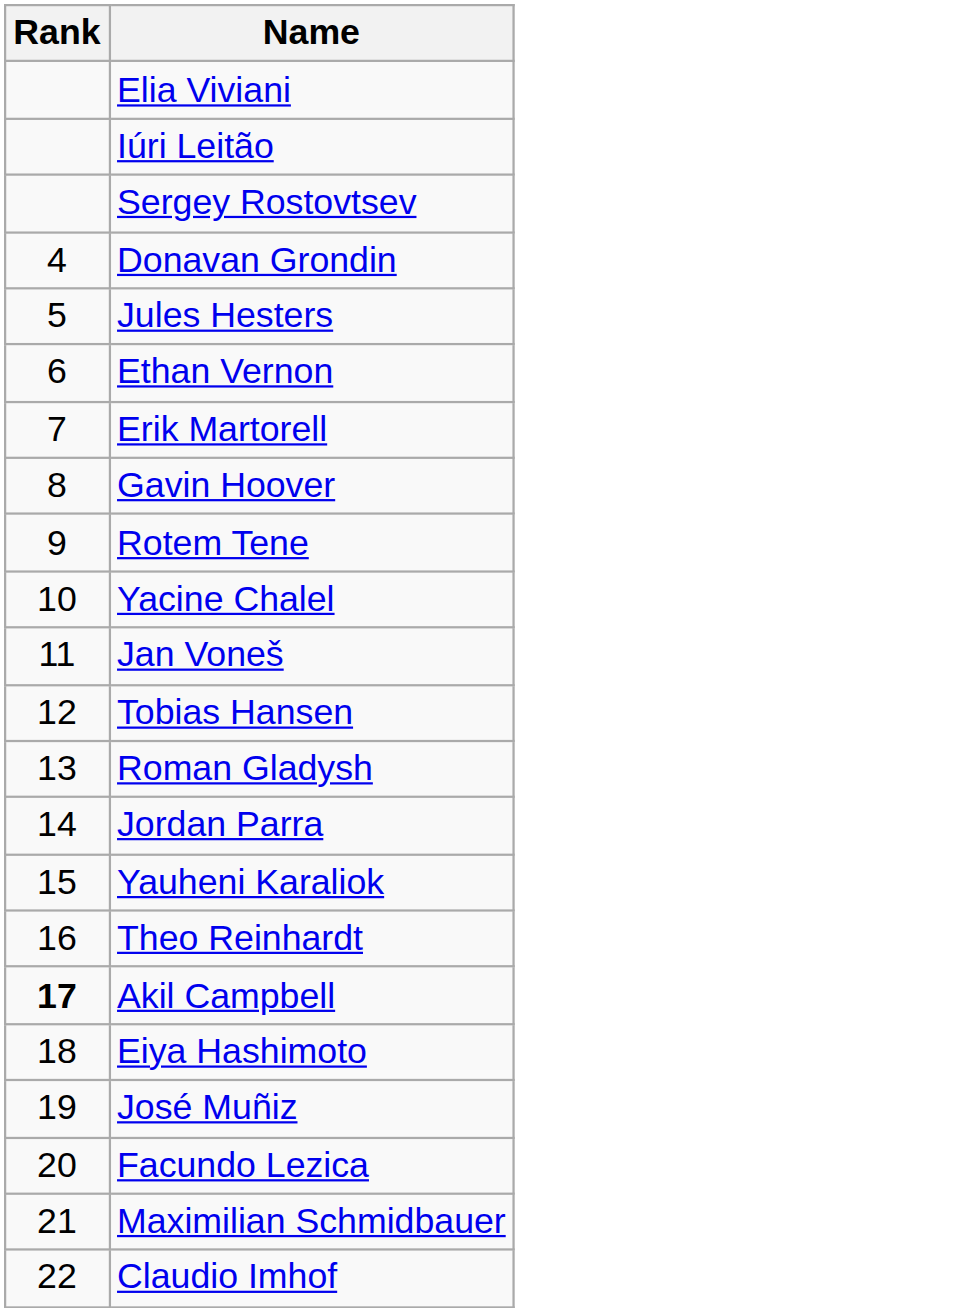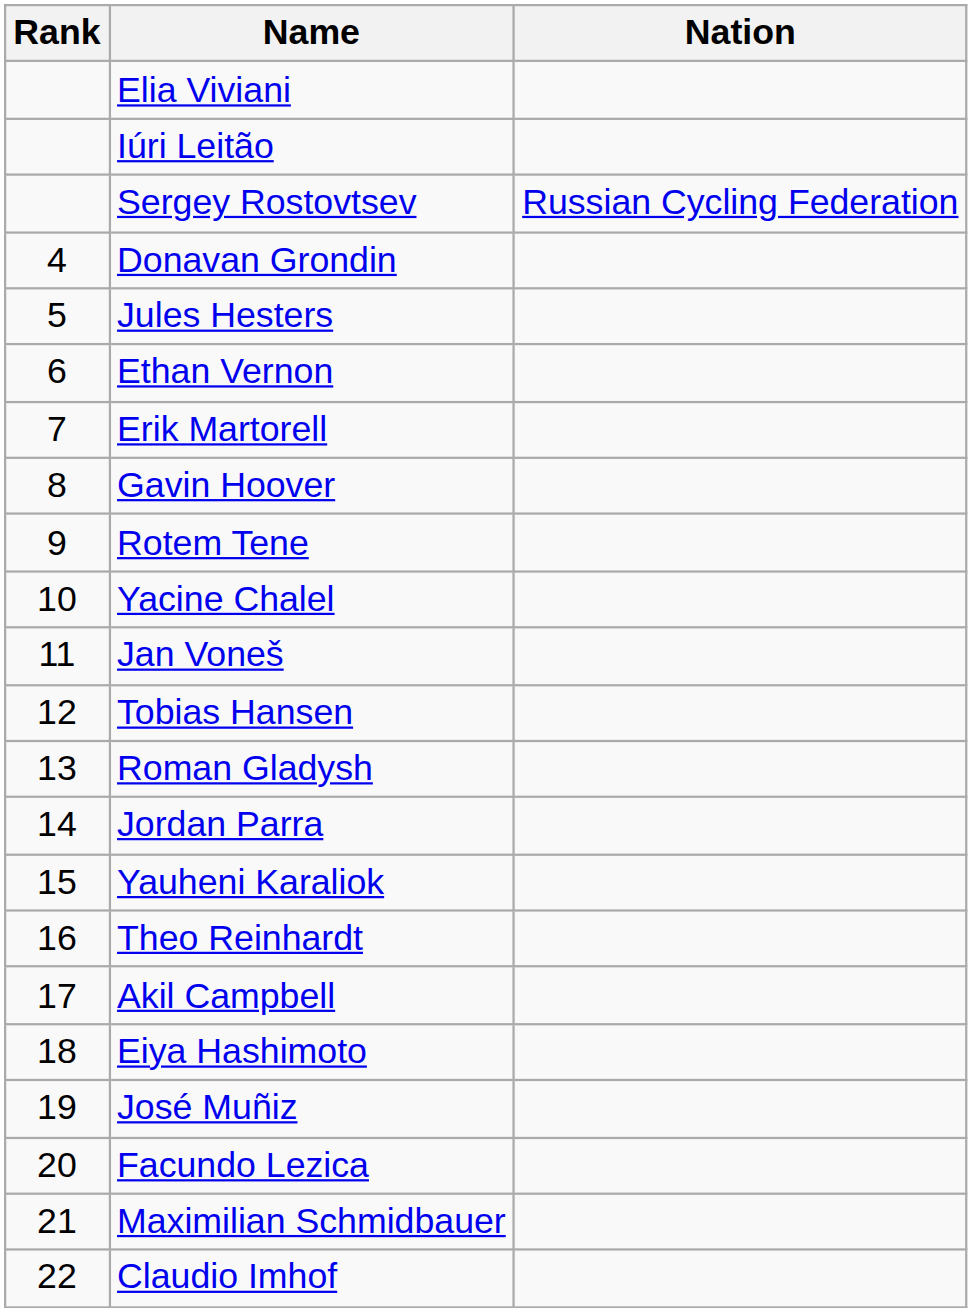+ column: (740, 32)
(57, 994) bold -> (57, 994) normal
